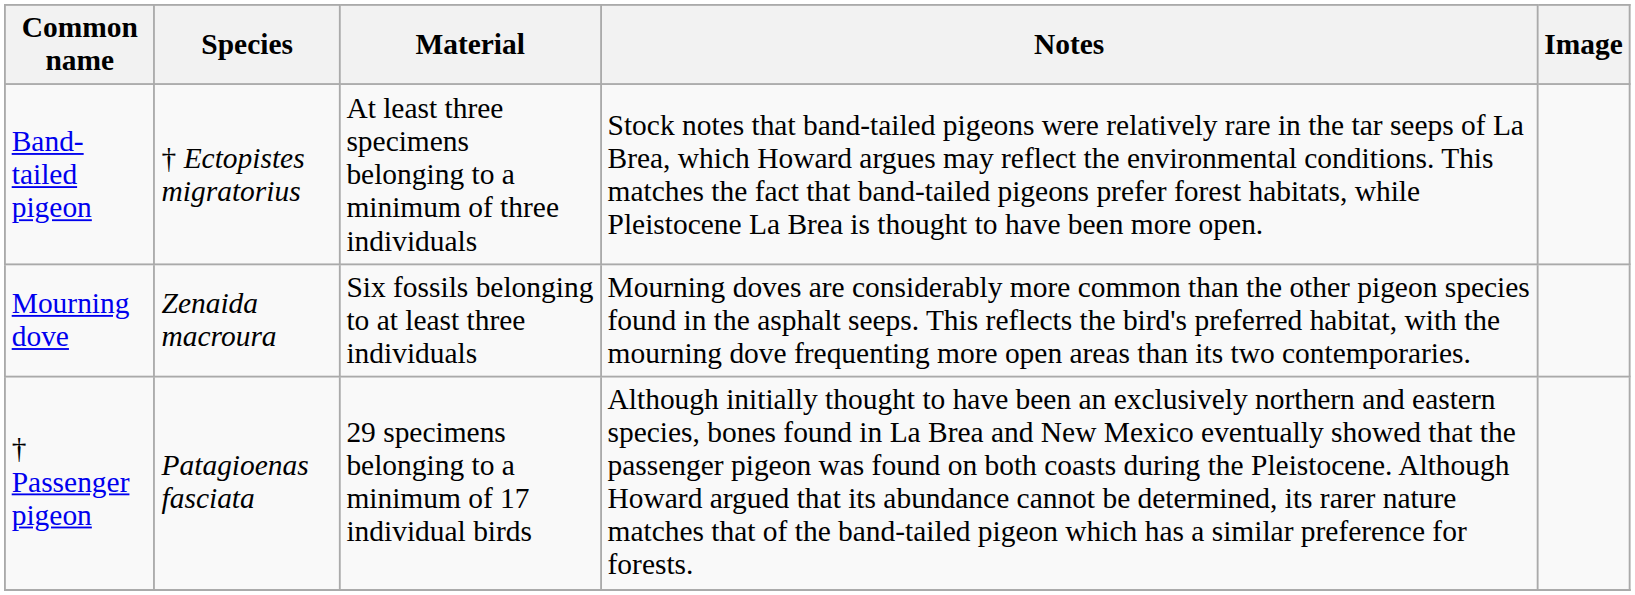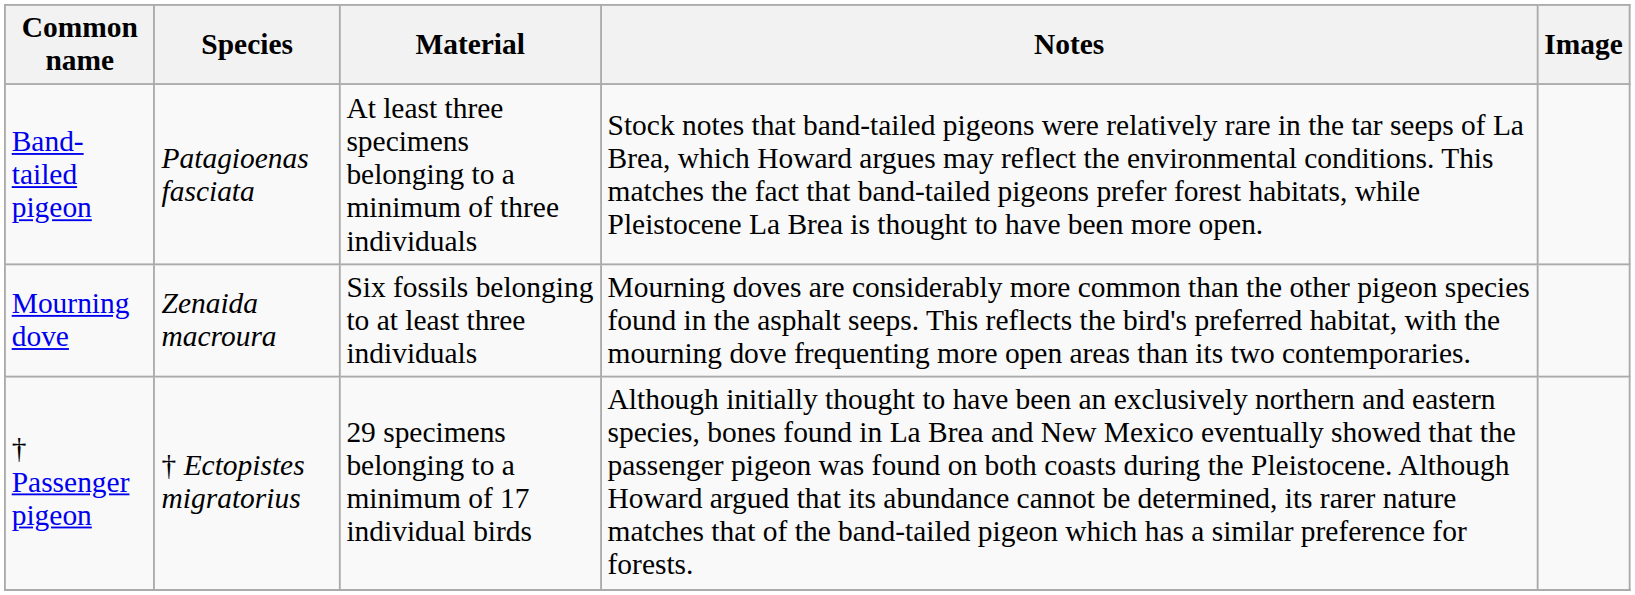(233, 173) † Ectopistes migratorius -> (235, 173) Patagioenas fasciata
(235, 482) Patagioenas fasciata -> (233, 482) † Ectopistes migratorius
